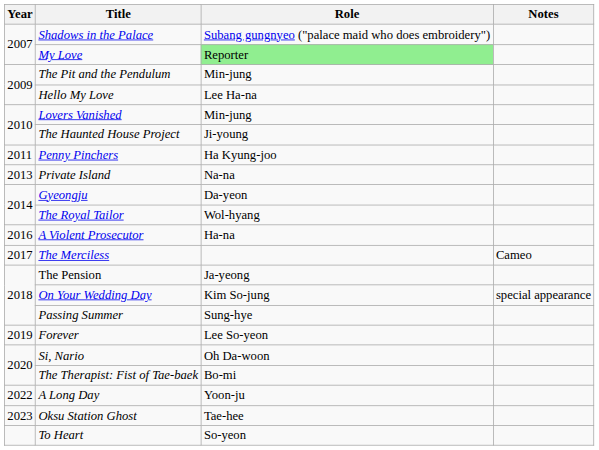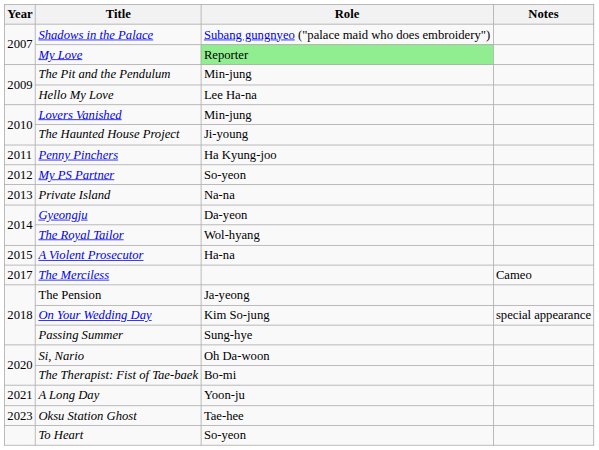+ row: (76, 174)
(20, 235) 2016 -> (20, 255) 2015
- row: (59, 335)
(20, 395) 2022 -> (20, 395) 2021
